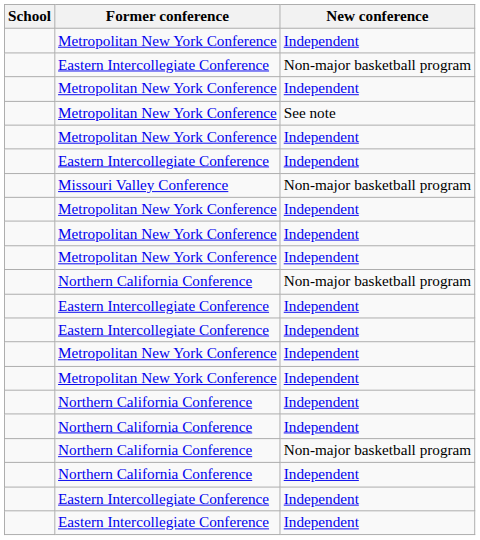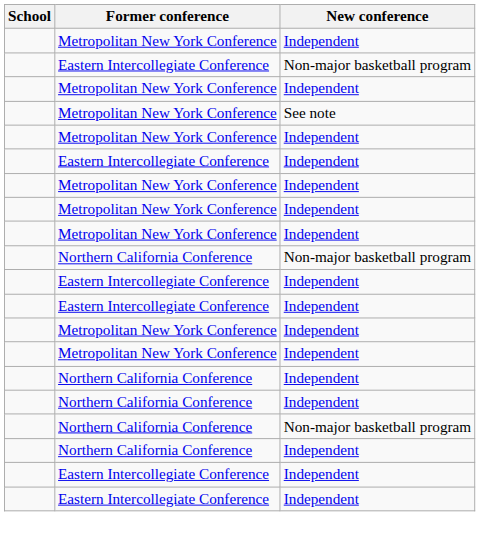- row: (143, 185)
